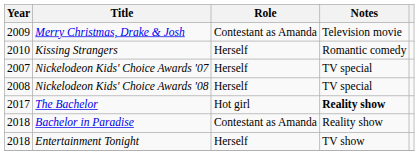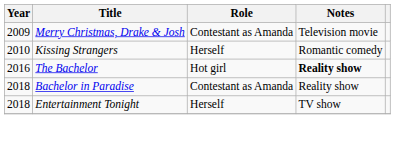- row: (122, 68)
- row: (122, 86)
(19, 104) 2017 -> (19, 68) 2016
